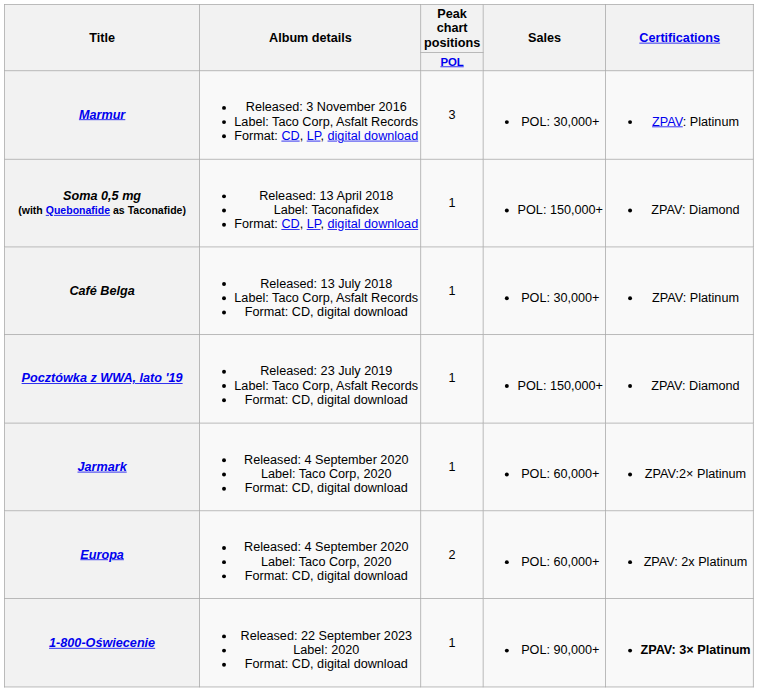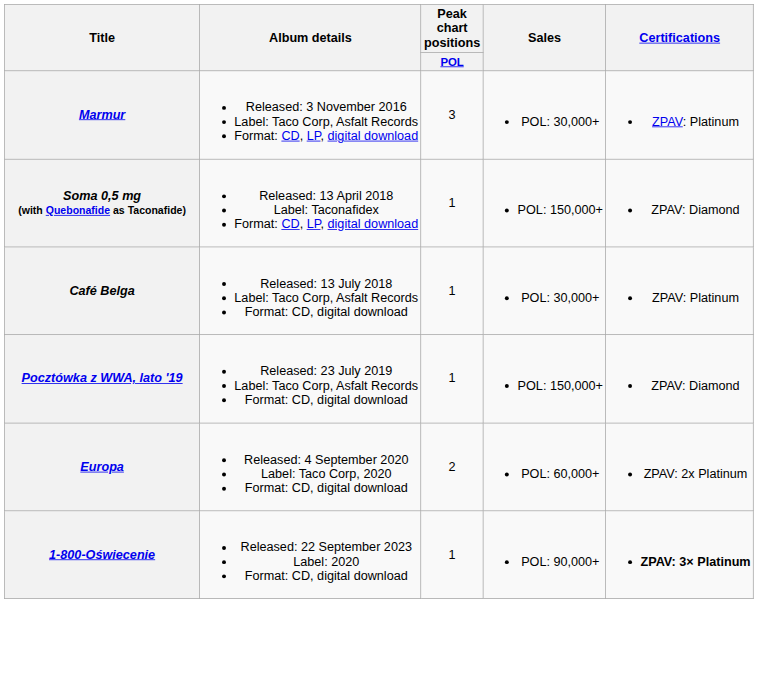- row: (102, 466)
